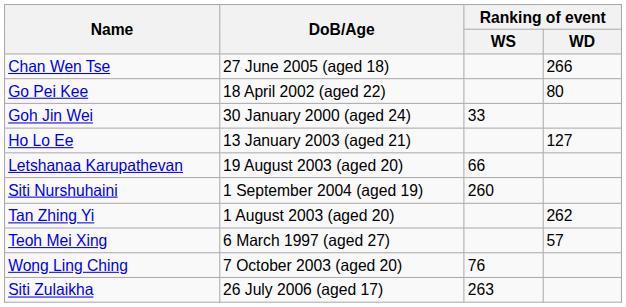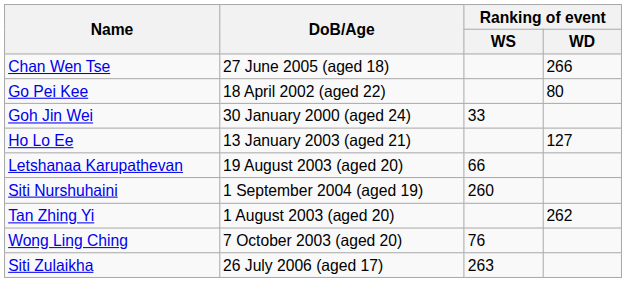- row: (58, 240)
